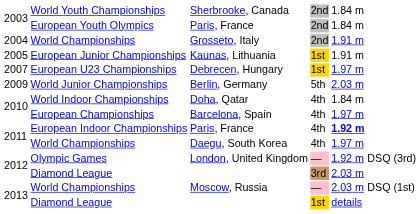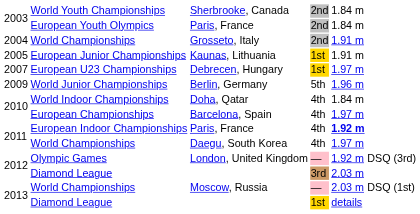(348, 84) 2.03 m -> (348, 84) 1.96 m
